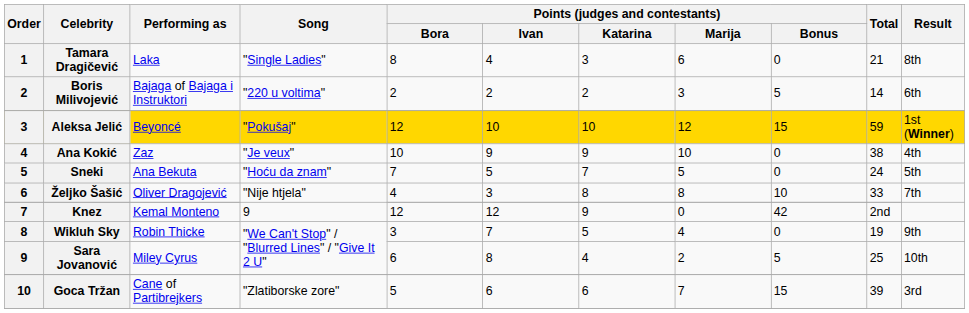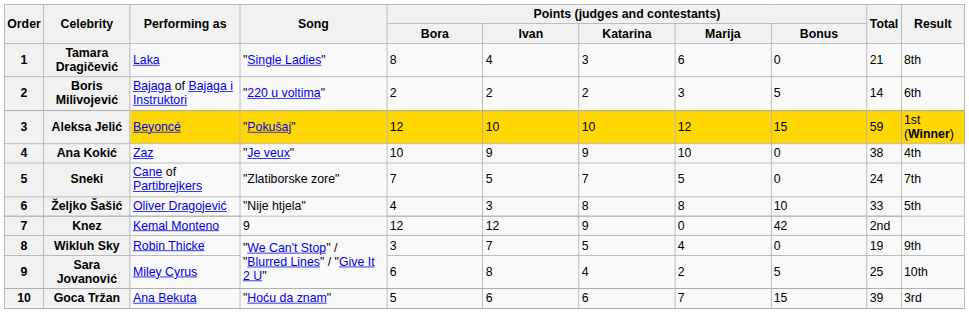(165, 173) Ana Bekuta -> (168, 180) Cane of Partibrejkers
(287, 173) "Hoću da znam" -> (291, 180) "Zlatiborske zore"
(913, 173) 5th -> (913, 180) 7th
(913, 192) 7th -> (913, 206) 5th
(168, 291) Cane of Partibrejkers -> (165, 298) Ana Bekuta
(291, 291) "Zlatiborske zore" -> (287, 298) "Hoću da znam"
